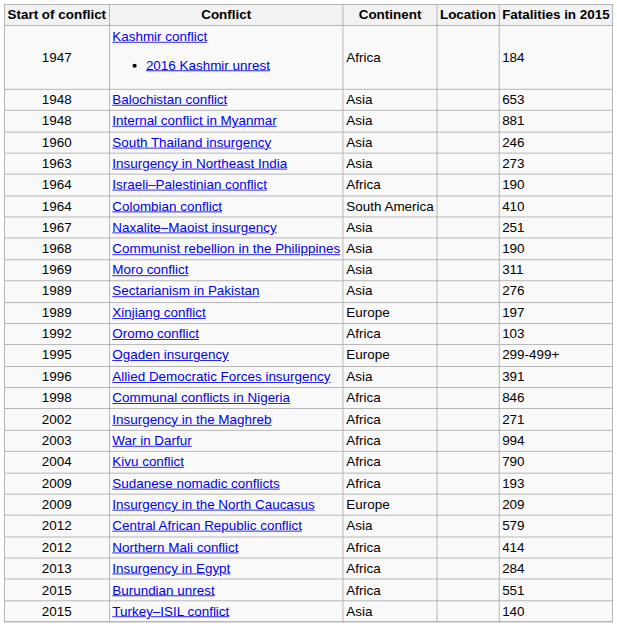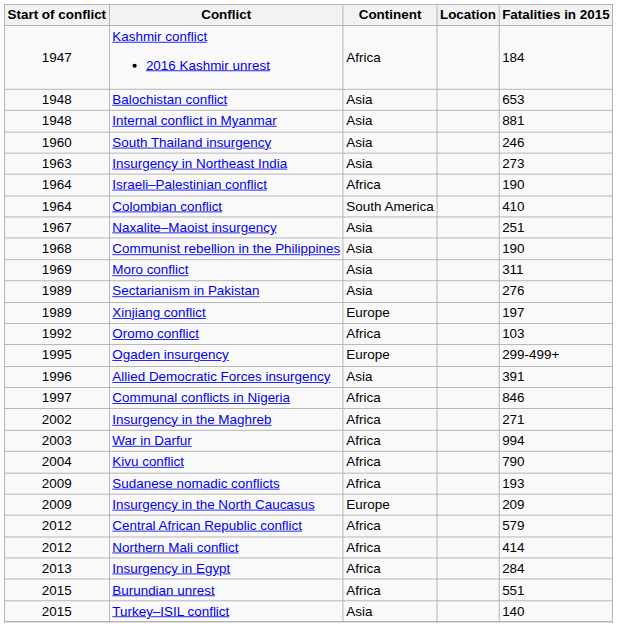(57, 398) 1998 -> (57, 398) 1997
(359, 526) Asia -> (364, 526) Africa
